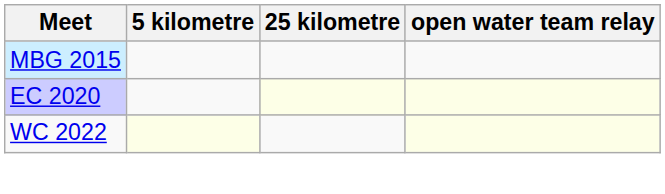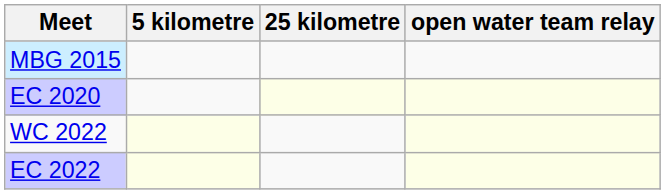+ row: (55, 170)
